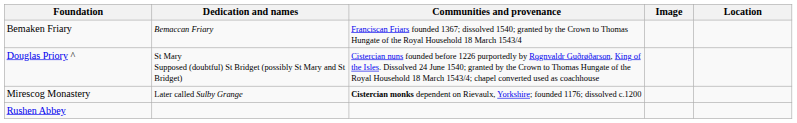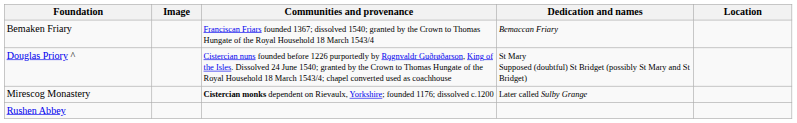columns swapped: (669, 12) <-> (250, 12)
